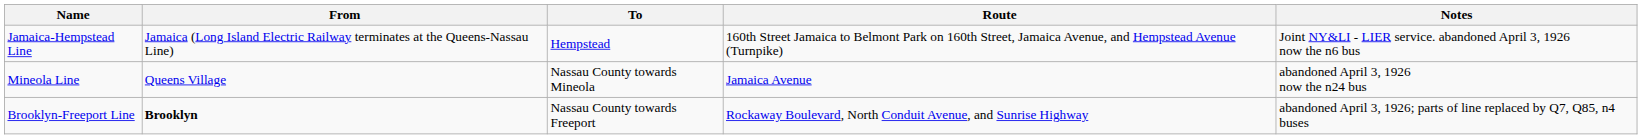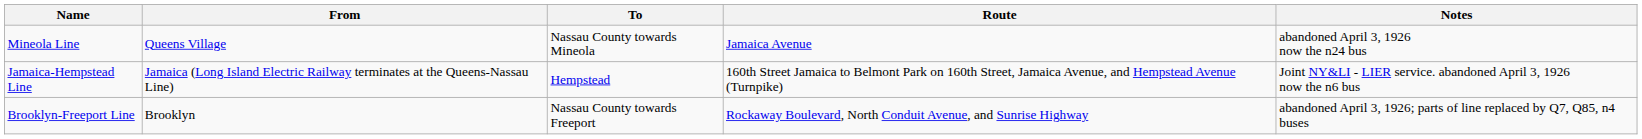rows swapped: (43, 79) <-> (61, 43)
(171, 115) bold -> (170, 115) normal
